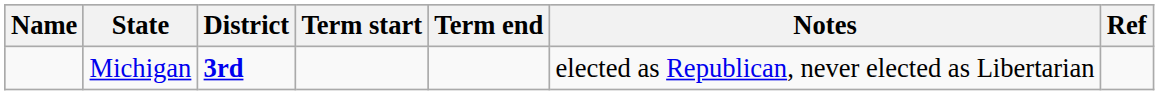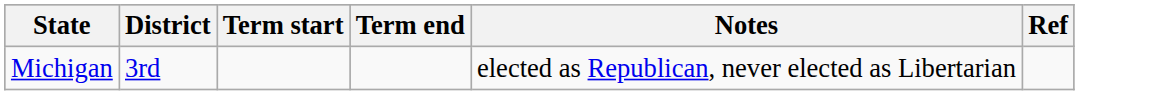- column: (44, 25)
(224, 67) bold -> (143, 67) normal
